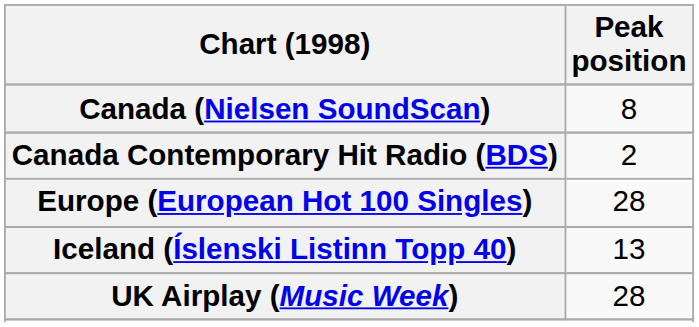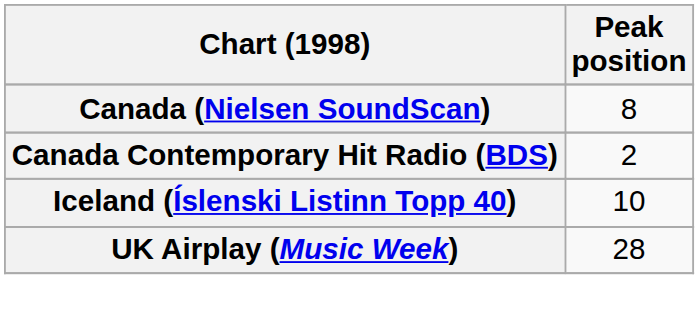- row: (285, 202)
(629, 249) 13 -> (629, 202) 10
